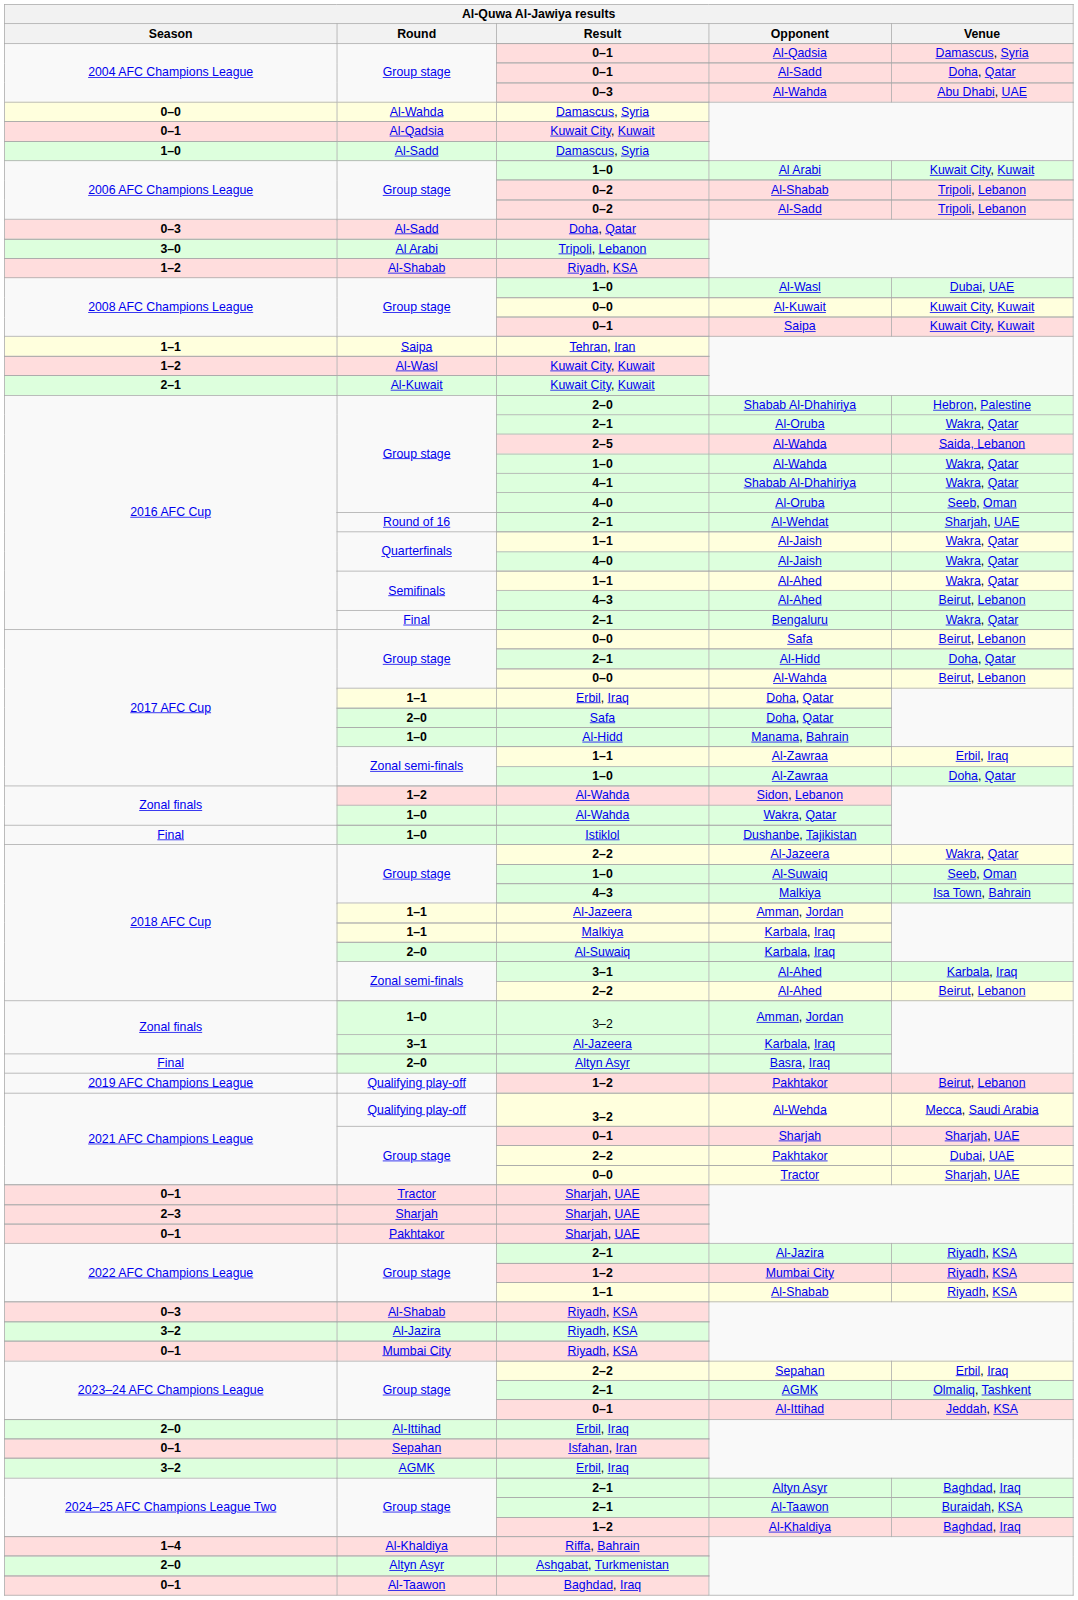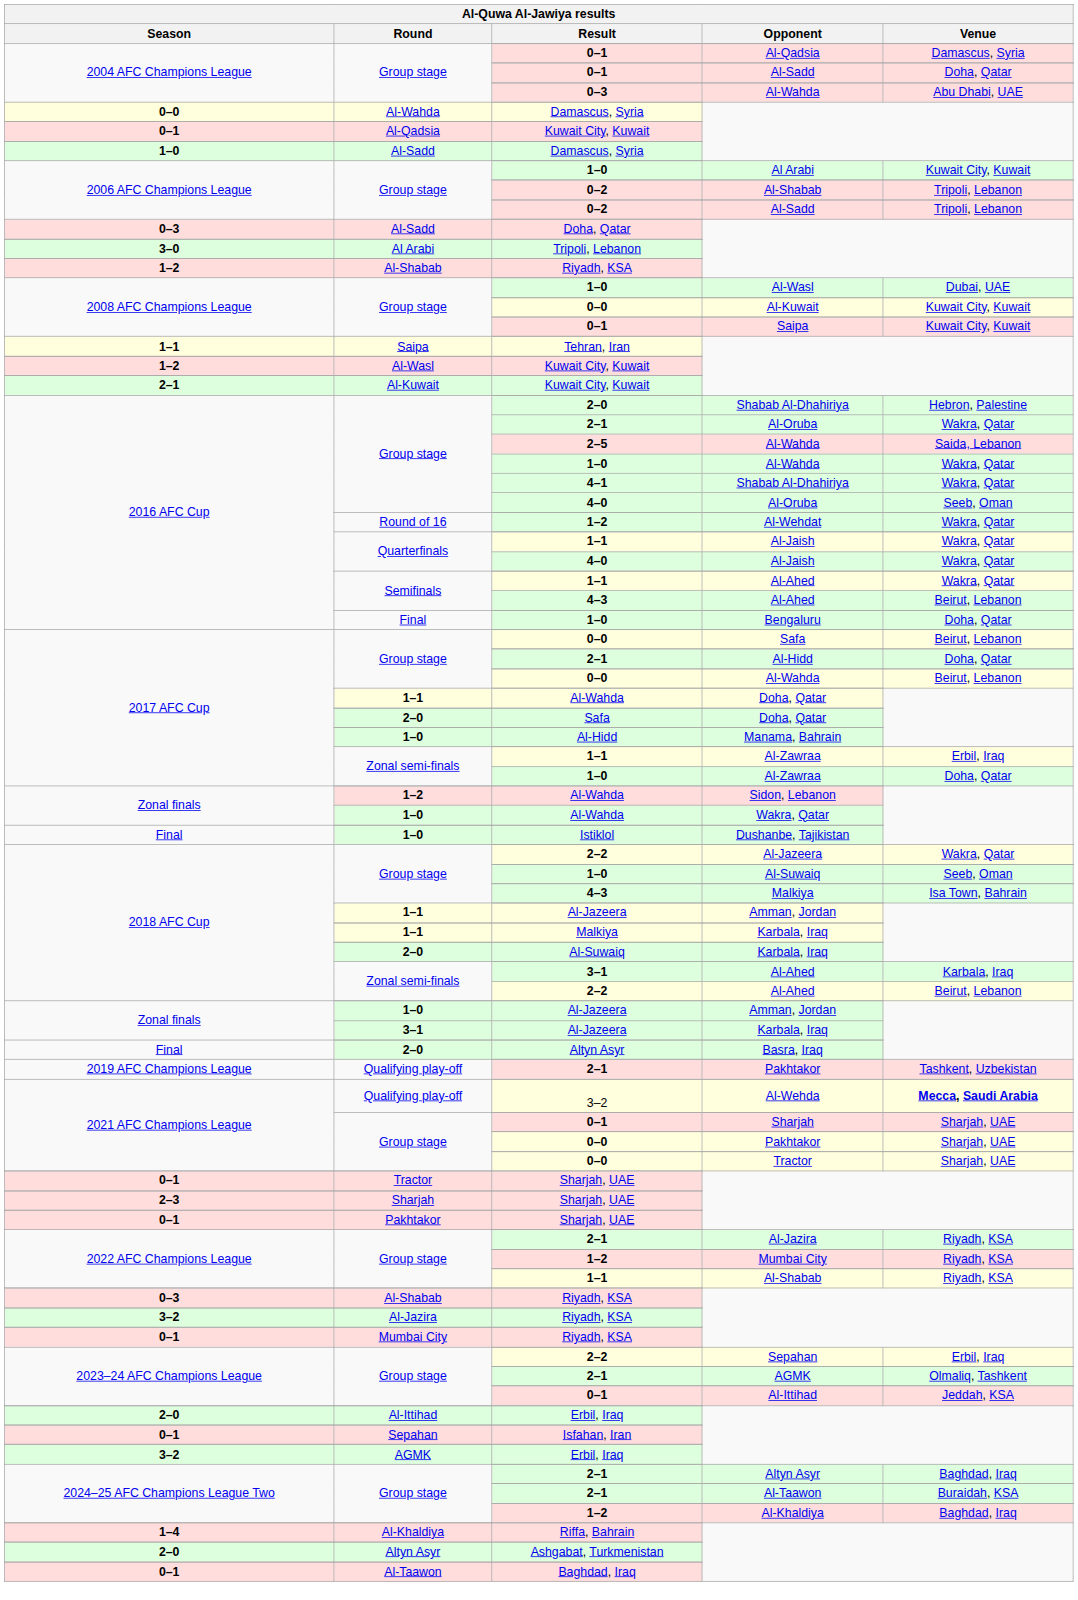(602, 522) 2–1 -> (597, 522) 1–2
(982, 522) Sharjah, UAE -> (978, 522) Wakra, Qatar
(602, 619) 2–1 -> (597, 619) 1–0
(982, 619) Wakra, Qatar -> (978, 619) Doha, Qatar
(602, 698) Erbil, Iraq -> (597, 698) Al-Wahda
(602, 1024) 3–2 -> (597, 1010) Al-Jazeera
(602, 1083) 1–2 -> (597, 1069) 2–1
(982, 1083) Beirut, Lebanon -> (978, 1069) Tashkent, Uzbekistan
(602, 1116) bold -> (597, 1102) normal
(982, 1109) normal -> (978, 1095) bold
(602, 1155) 2–2 -> (597, 1141) 0–0
(982, 1155) Dubai, UAE -> (978, 1141) Sharjah, UAE
